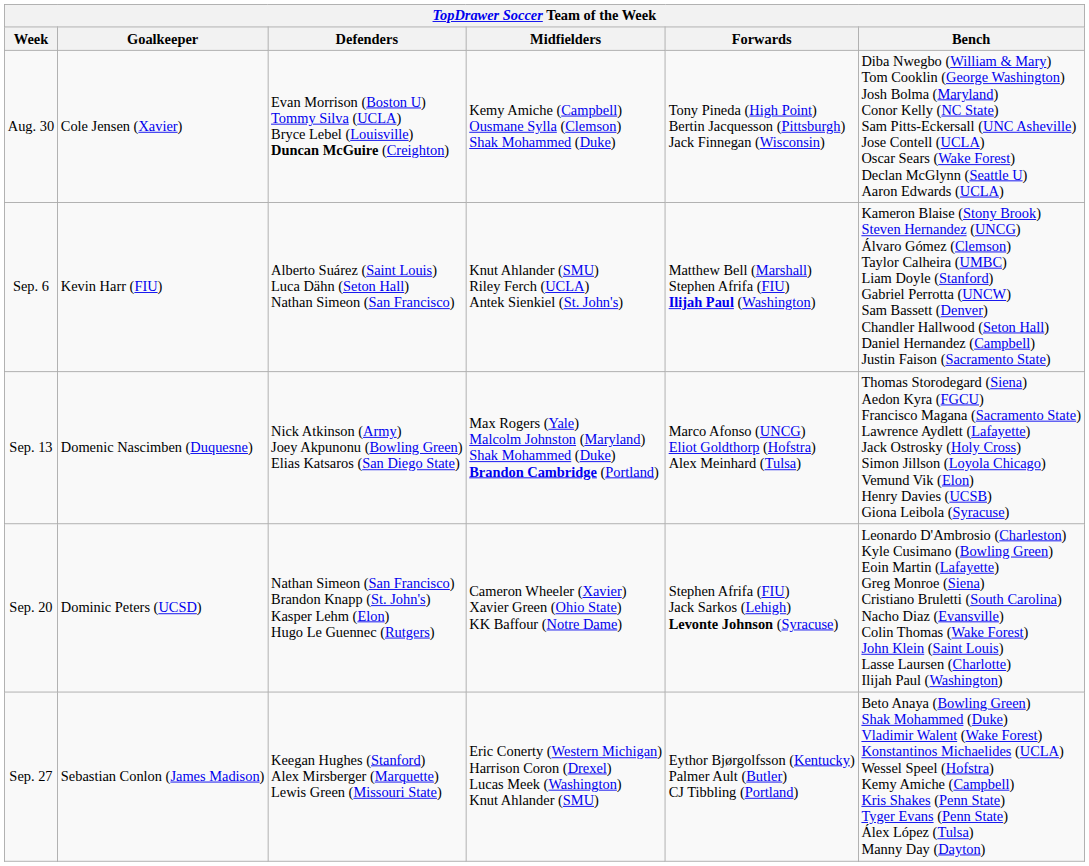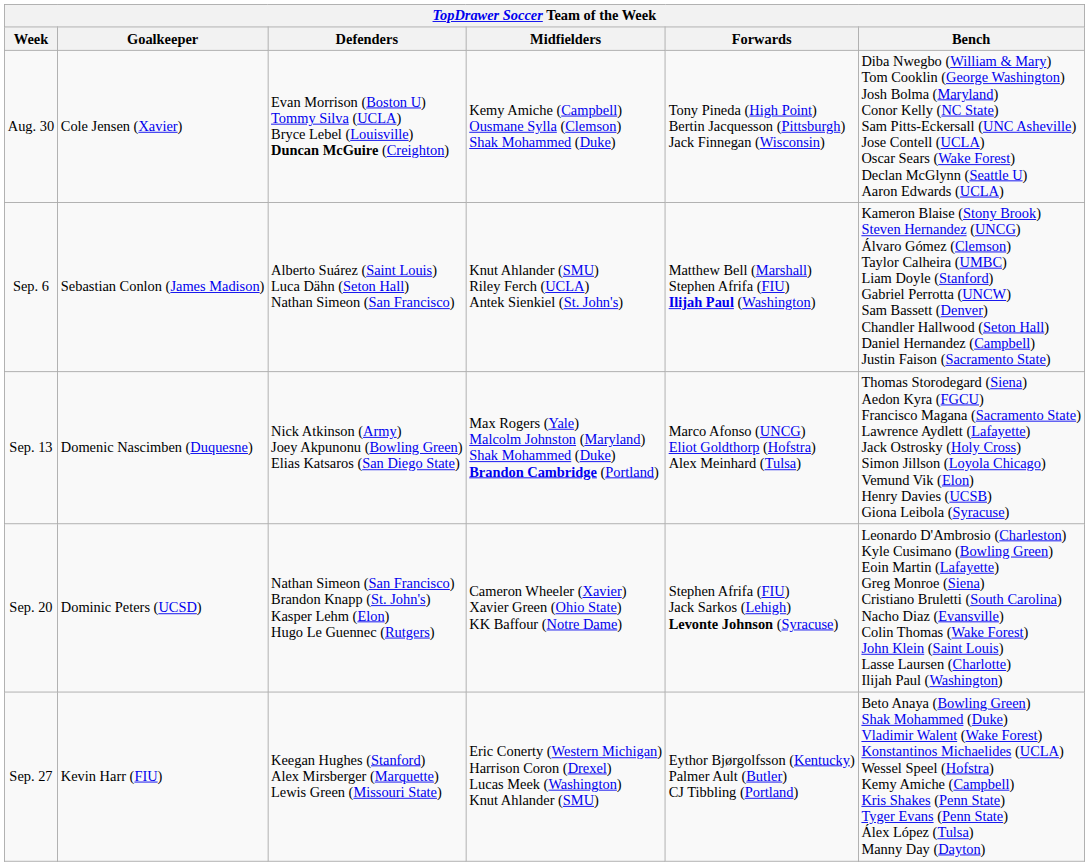(112, 286) Kevin Harr (FIU) -> (163, 286) Sebastian Conlon (James Madison)
(163, 776) Sebastian Conlon (James Madison) -> (112, 776) Kevin Harr (FIU)
